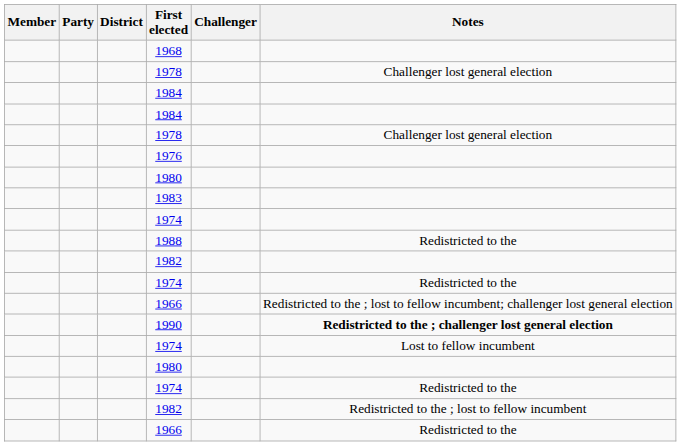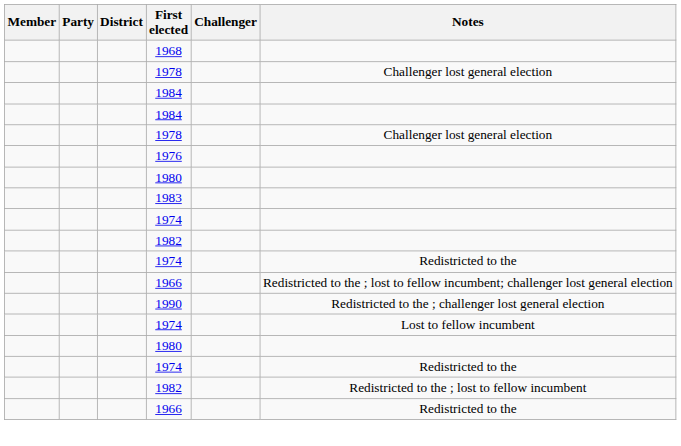- row: (32, 240)
(468, 324) bold -> (468, 303) normal
